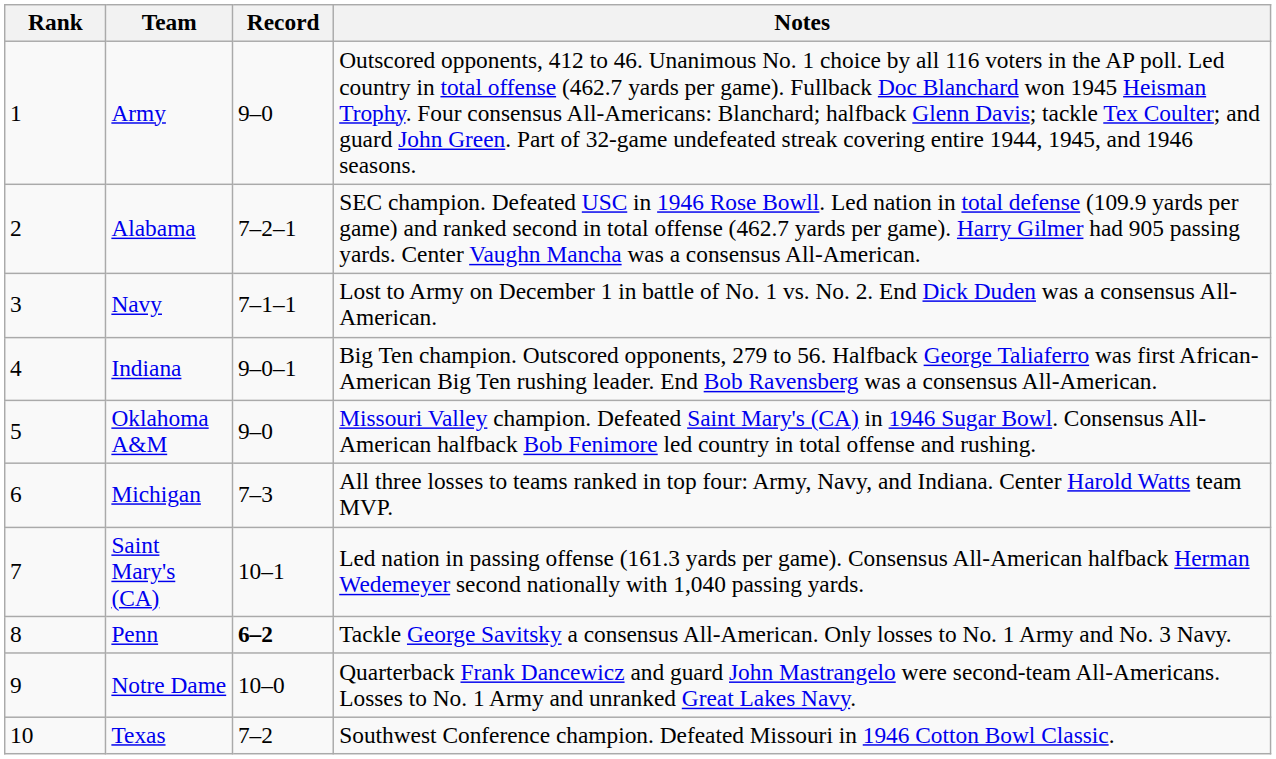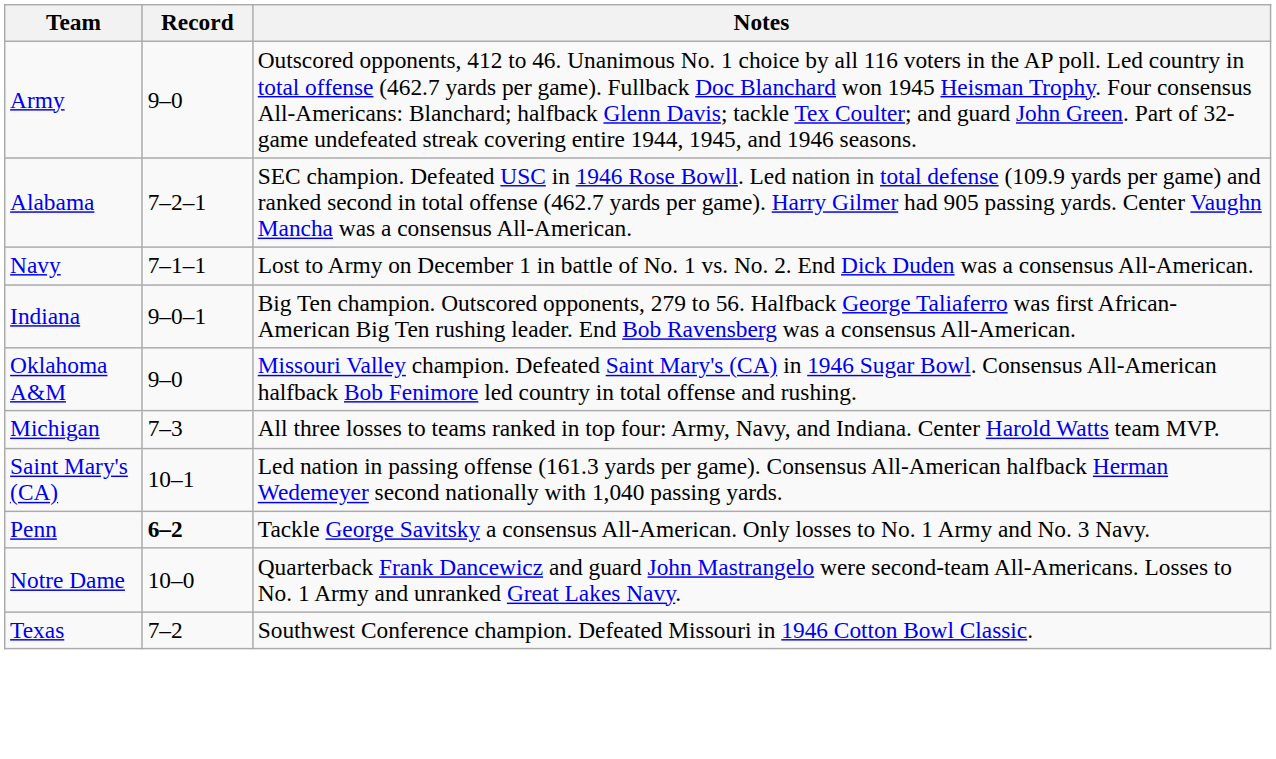- column: (55, 23)
